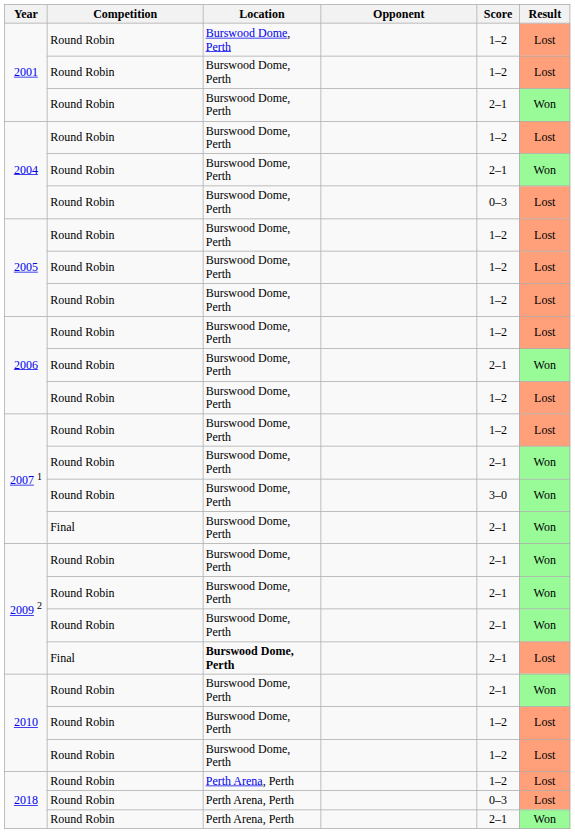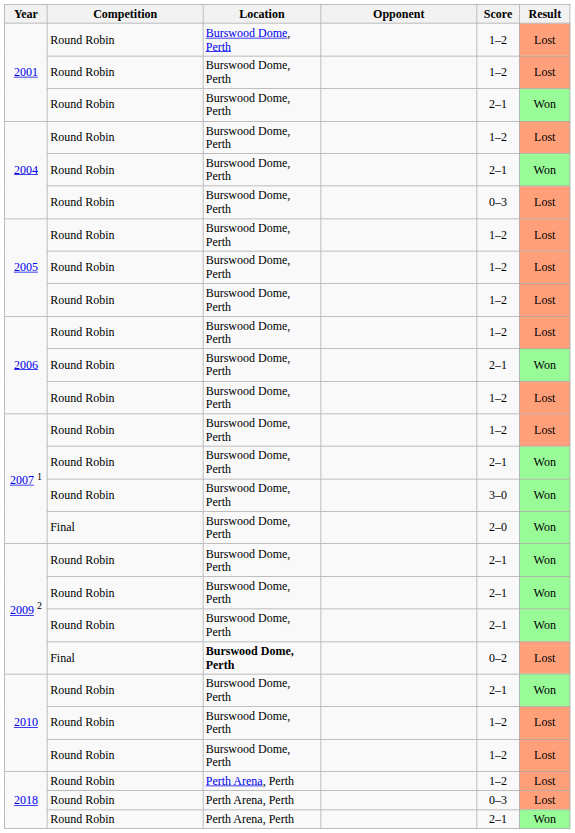(498, 527) 2–1 -> (498, 527) 2–0
(498, 657) 2–1 -> (498, 657) 0–2
